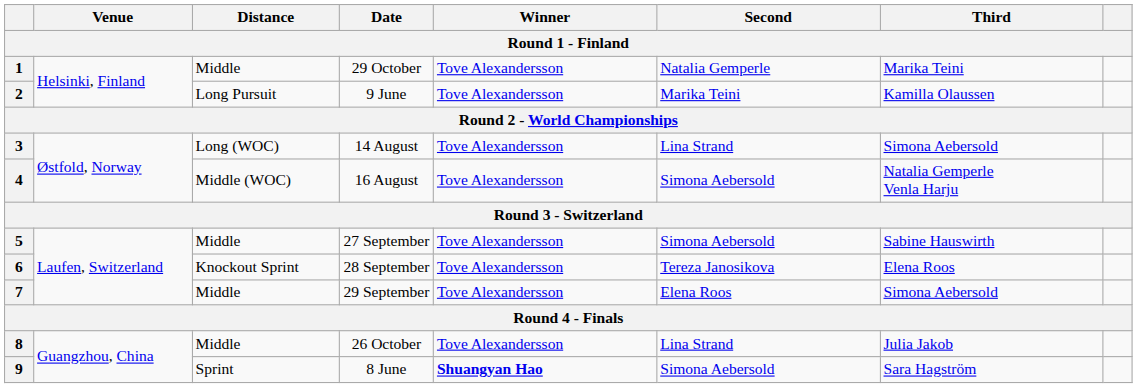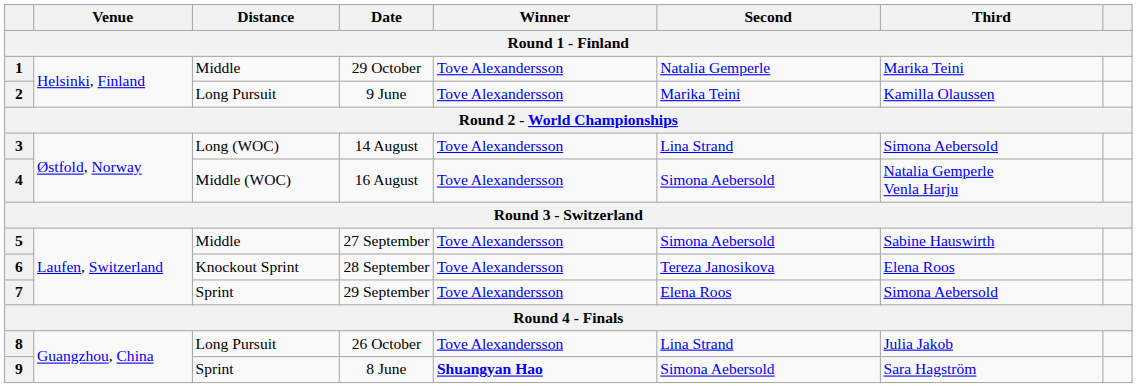(218, 292) Middle -> (215, 292) Sprint
(218, 343) Middle -> (236, 343) Long Pursuit
